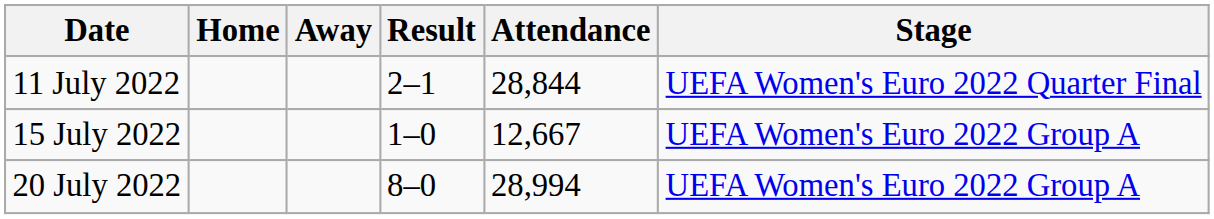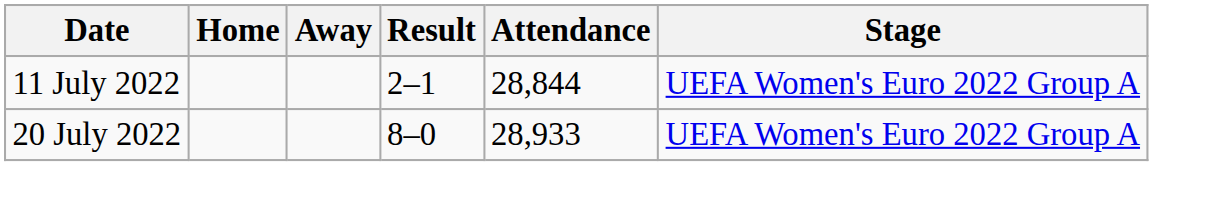(934, 82) UEFA Women's Euro 2022 Quarter Final -> (903, 82) UEFA Women's Euro 2022 Group A
- row: (97, 133)
(536, 185) 28,994 -> (536, 133) 28,933
